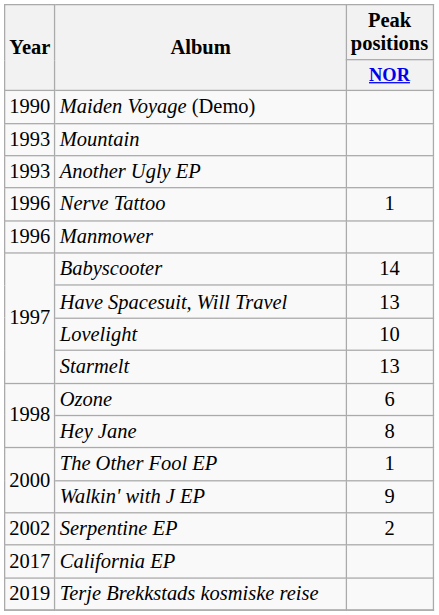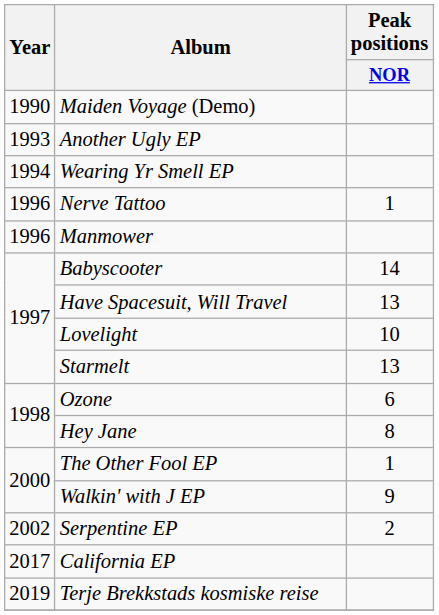- row: (100, 139)
+ row: (147, 171)
